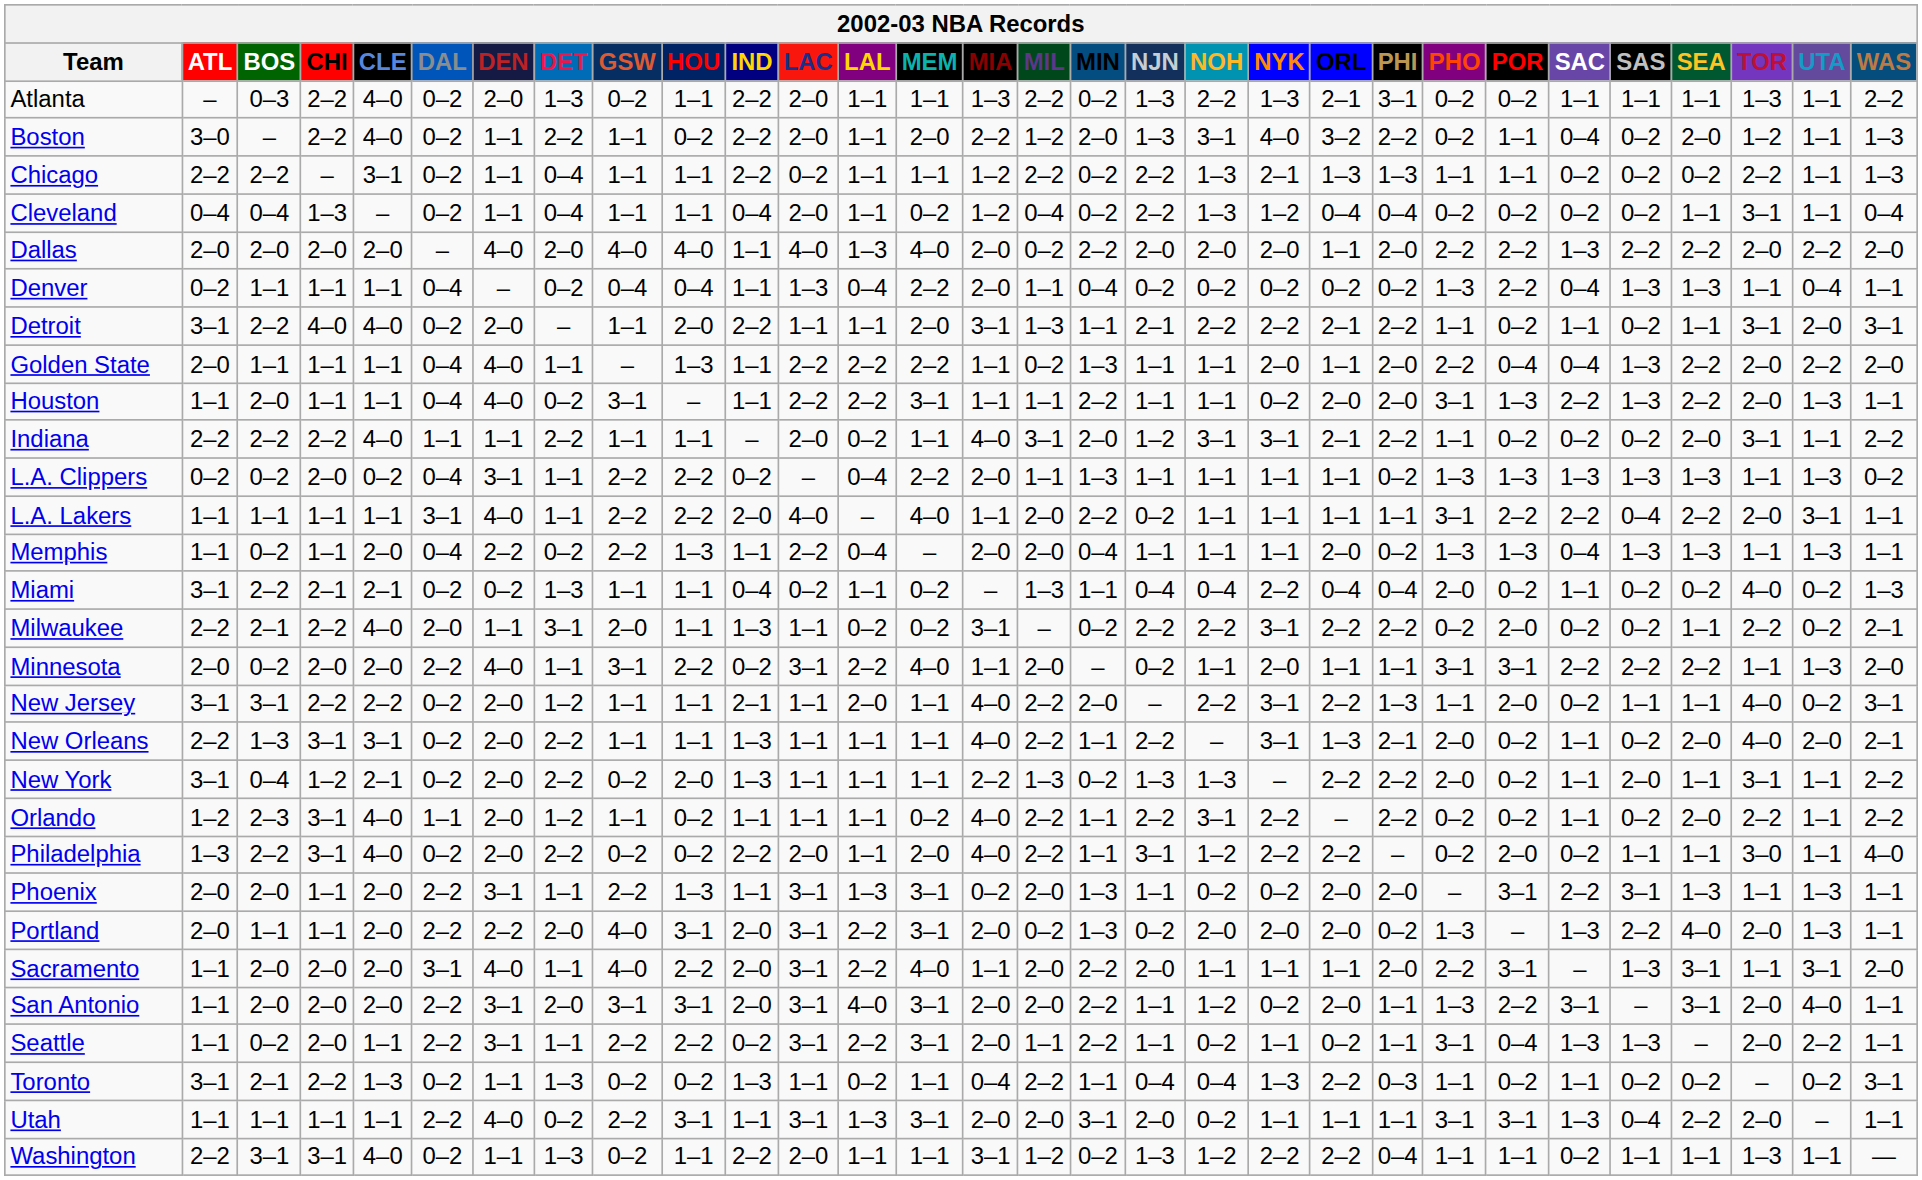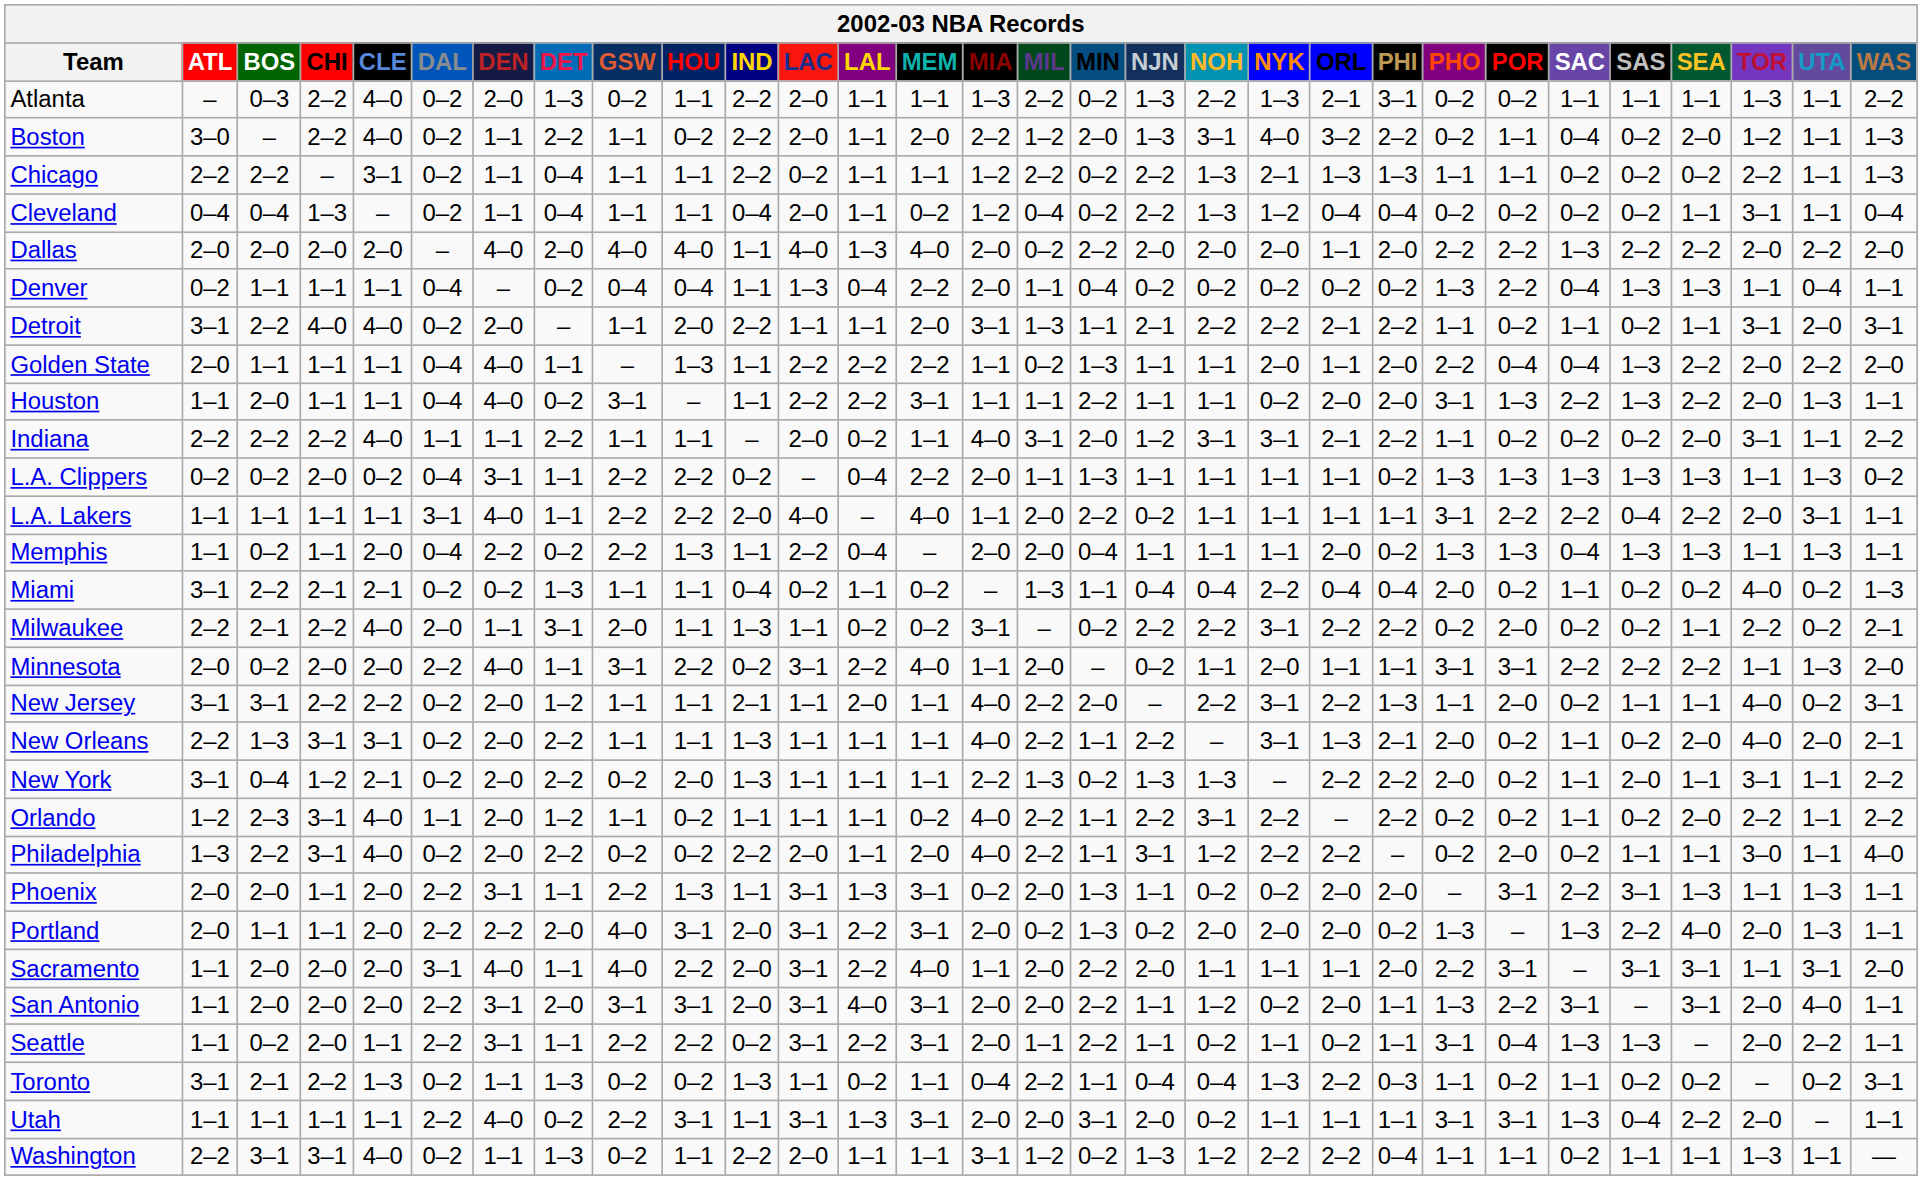(1641, 968) 1–3 -> (1641, 968) 3–1
